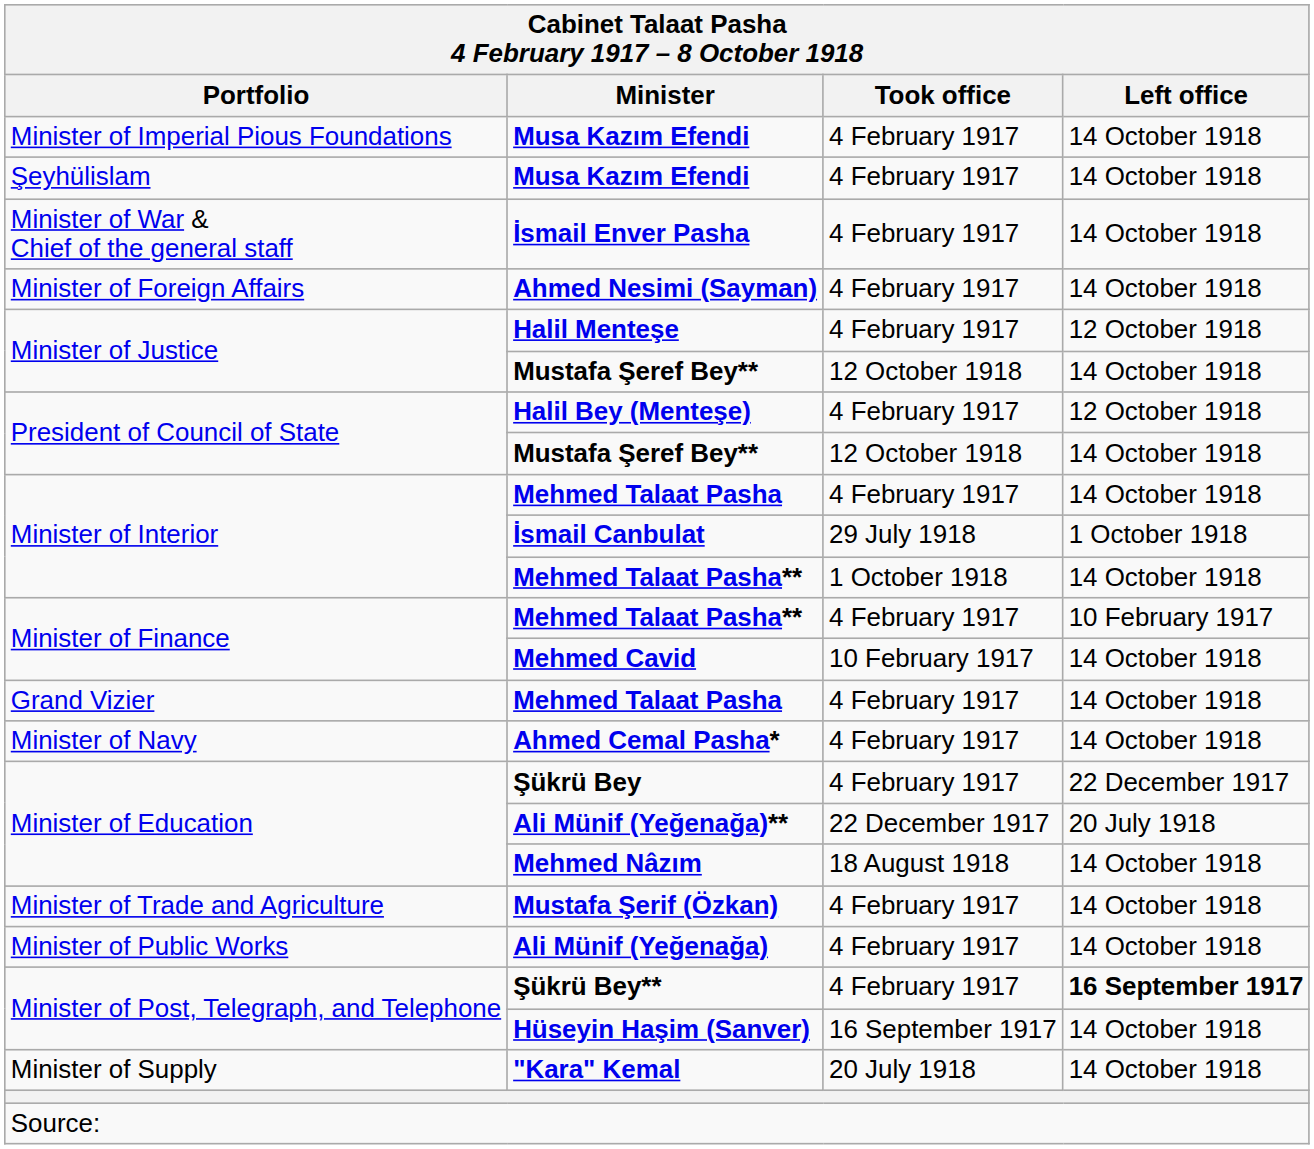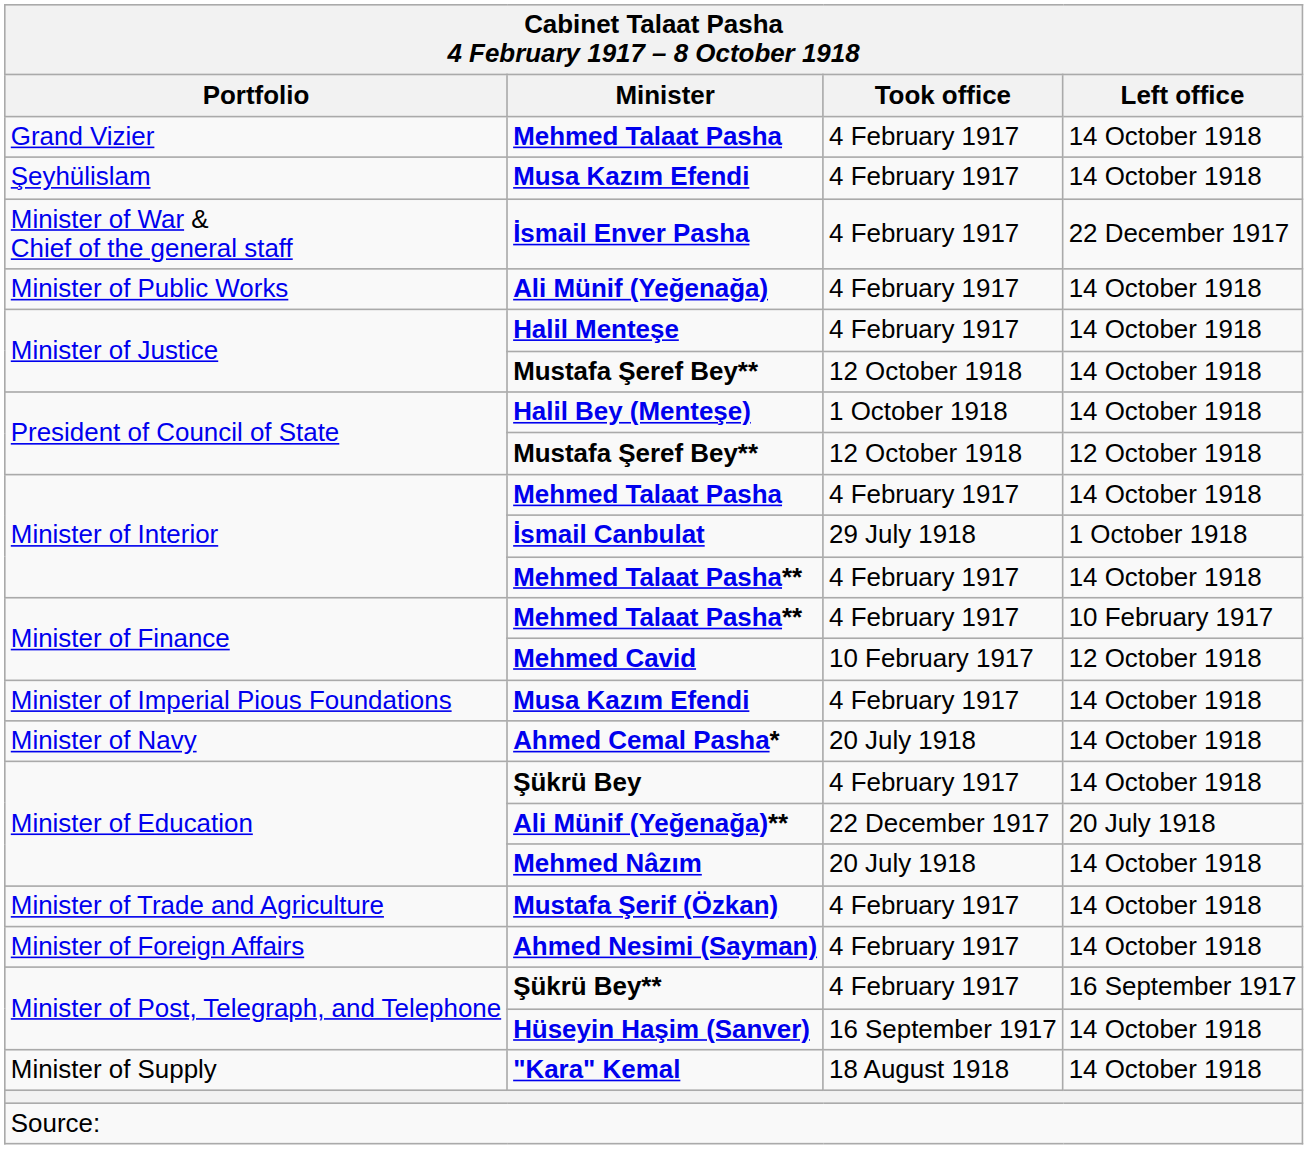rows swapped: (83, 699) <-> (231, 136)
(1165, 233) 14 October 1918 -> (1179, 233) 22 December 1917
rows swapped: (157, 288) <-> (150, 946)
(1165, 330) 12 October 1918 -> (1165, 330) 14 October 1918
(924, 412) 4 February 1917 -> (918, 412) 1 October 1918
(1165, 412) 12 October 1918 -> (1165, 412) 14 October 1918
(1165, 453) 14 October 1918 -> (1165, 453) 12 October 1918
(918, 576) 1 October 1918 -> (924, 576) 4 February 1917
(1165, 658) 14 October 1918 -> (1165, 658) 12 October 1918
(924, 741) 4 February 1917 -> (903, 741) 20 July 1918
(1179, 782) 22 December 1917 -> (1165, 782) 14 October 1918
(919, 864) 18 August 1918 -> (903, 864) 20 July 1918
(1186, 987) bold -> (1182, 987) normal
(903, 1069) 20 July 1918 -> (919, 1069) 18 August 1918
